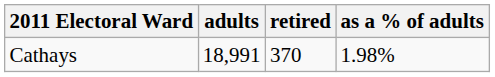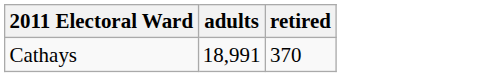- column: (412, 21)
